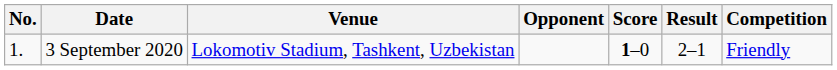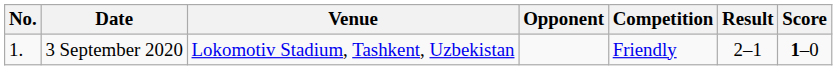columns swapped: (635, 19) <-> (777, 19)
